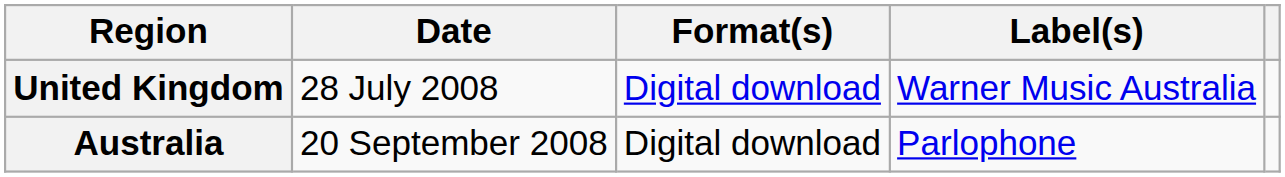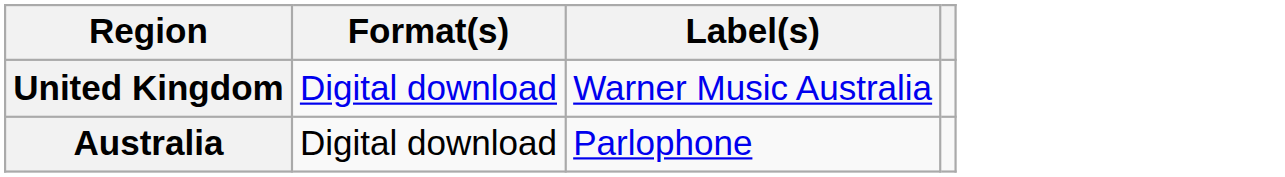- column: (454, 32)
